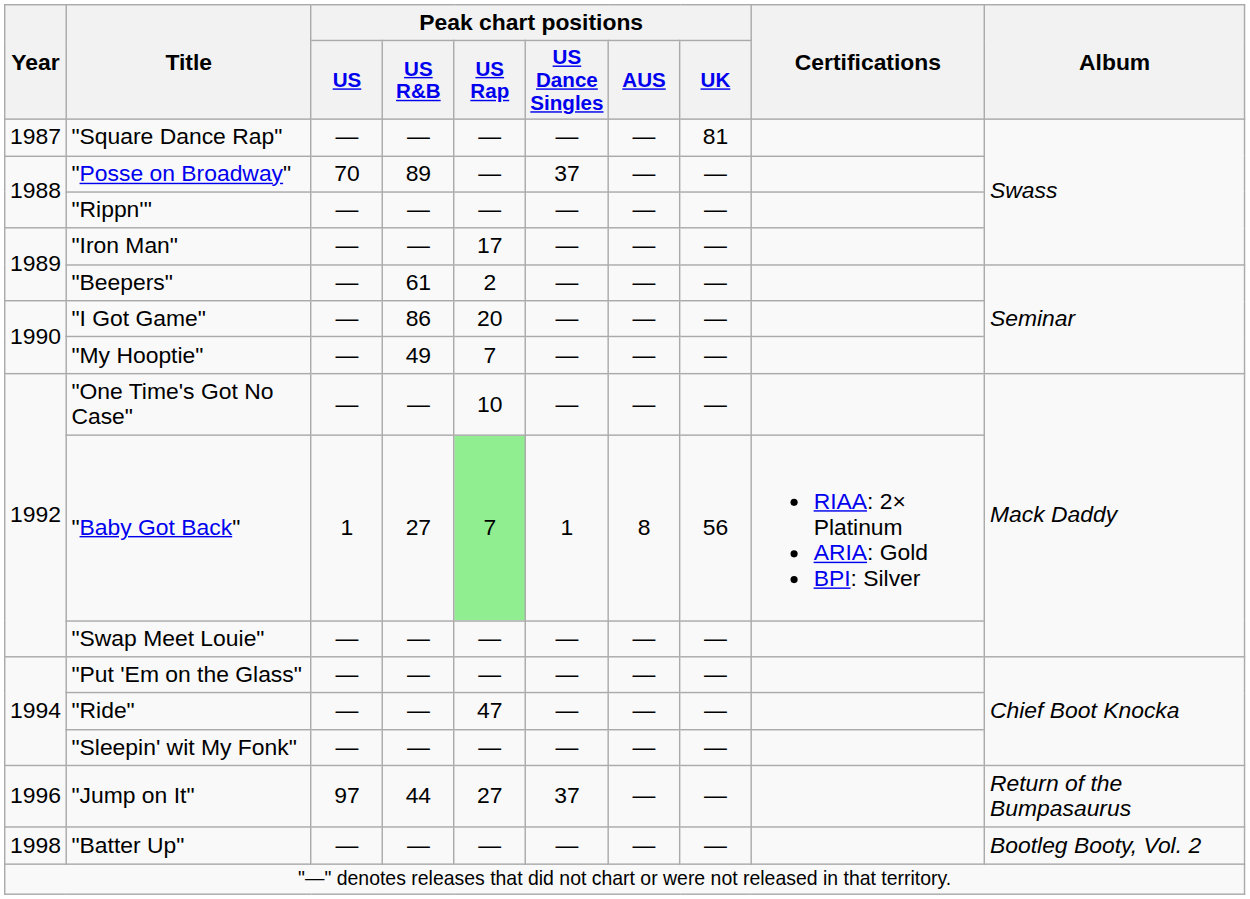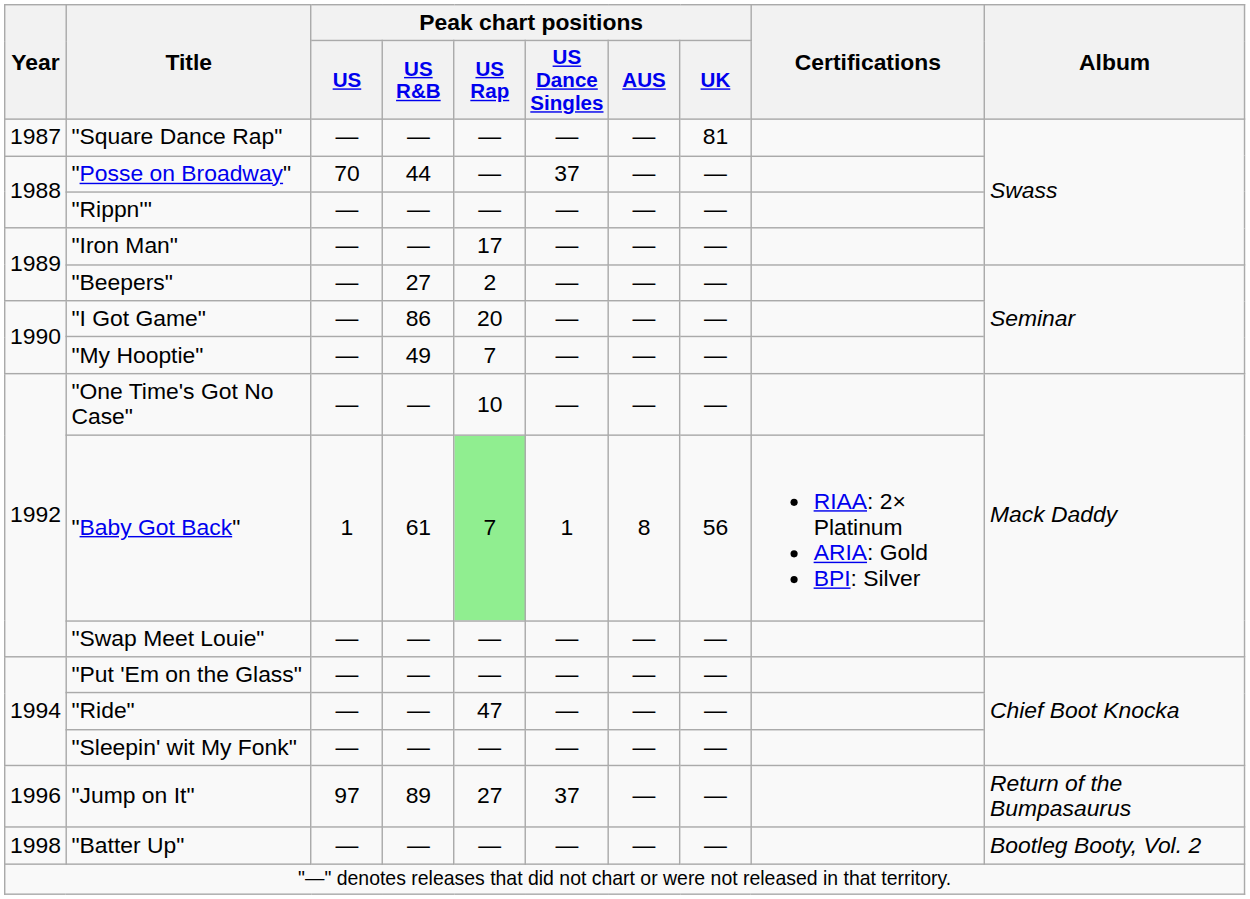(418, 173) 89 -> (418, 173) 44
(418, 282) 61 -> (418, 282) 27
(418, 527) 27 -> (418, 527) 61
(418, 796) 44 -> (418, 796) 89
